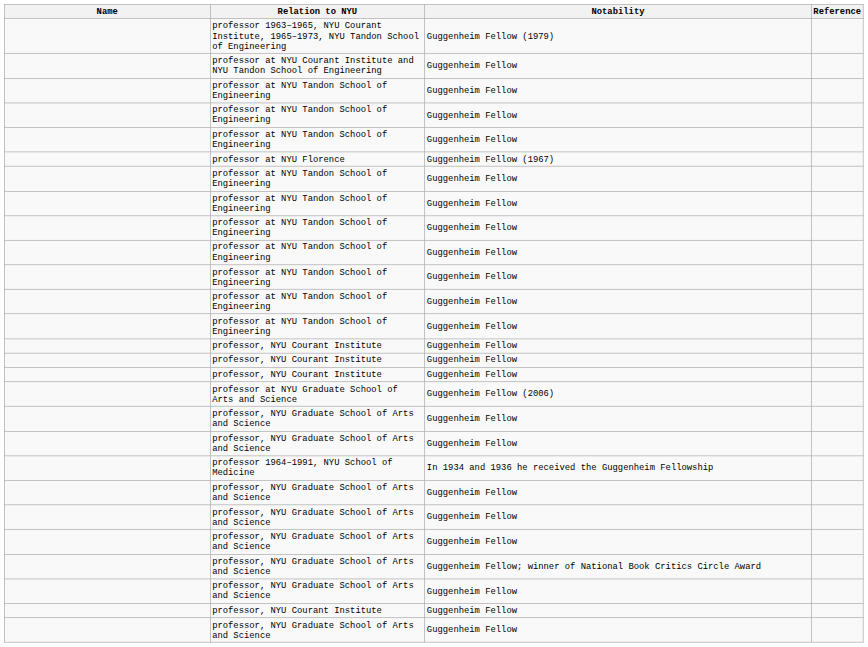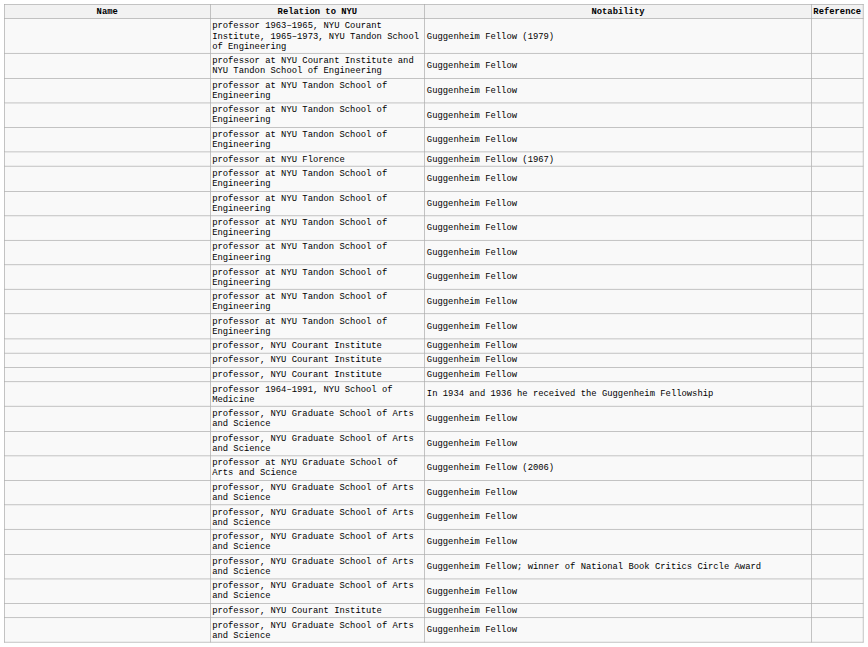rows swapped: (302, 468) <-> (305, 394)
